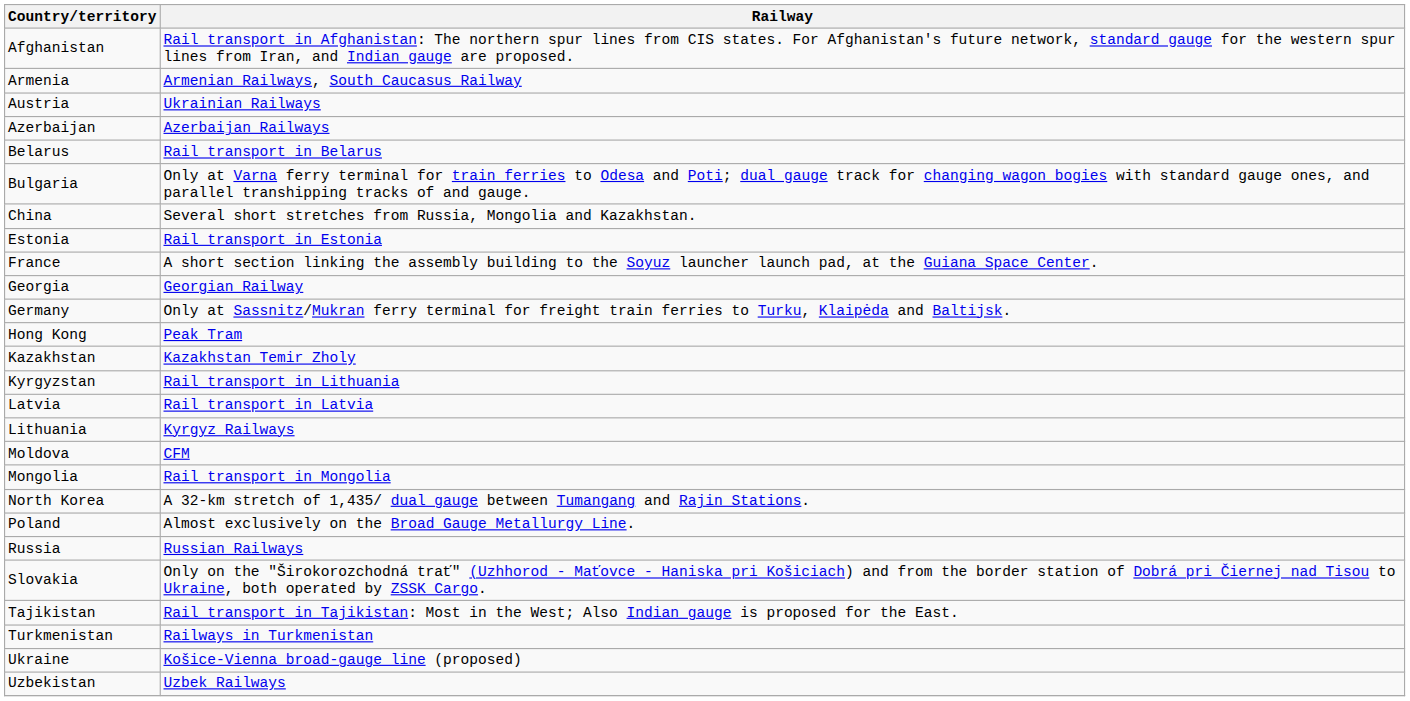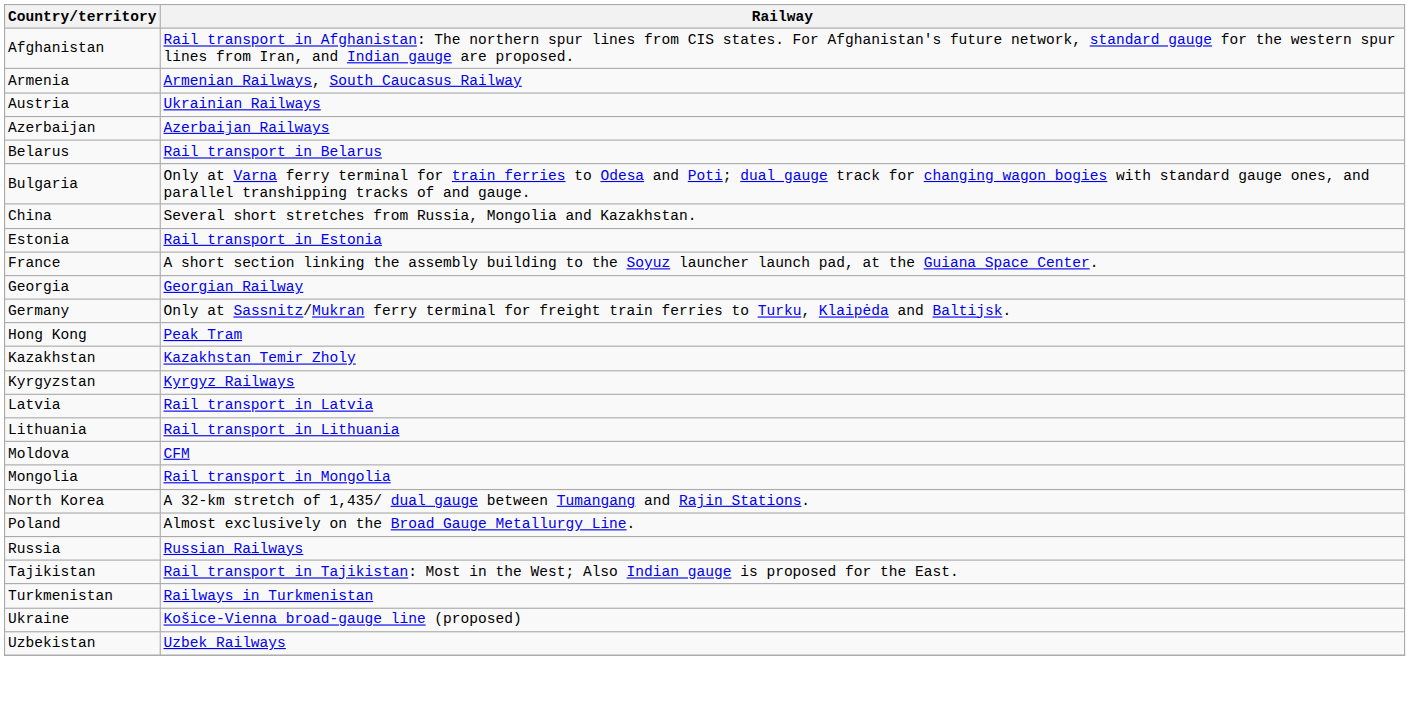(281, 382) Rail transport in Lithuania -> (229, 382) Kyrgyz Railways
(229, 430) Kyrgyz Railways -> (281, 430) Rail transport in Lithuania
- row: (43, 580)
